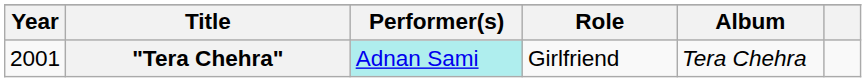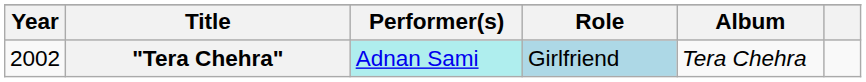(35, 58) 2001 -> (35, 58) 2002
(574, 58) no background -> (574, 58) lightblue background
